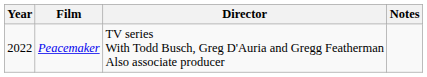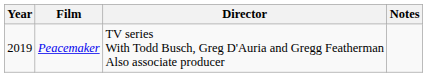(20, 48) 2022 -> (20, 48) 2019
